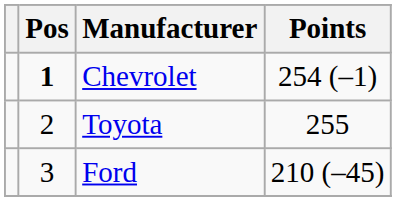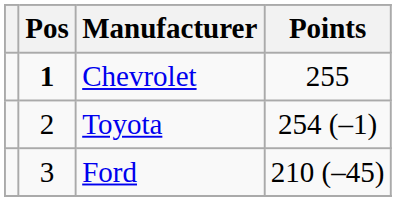(328, 76) 254 (–1) -> (328, 76) 255
(328, 124) 255 -> (328, 124) 254 (–1)
